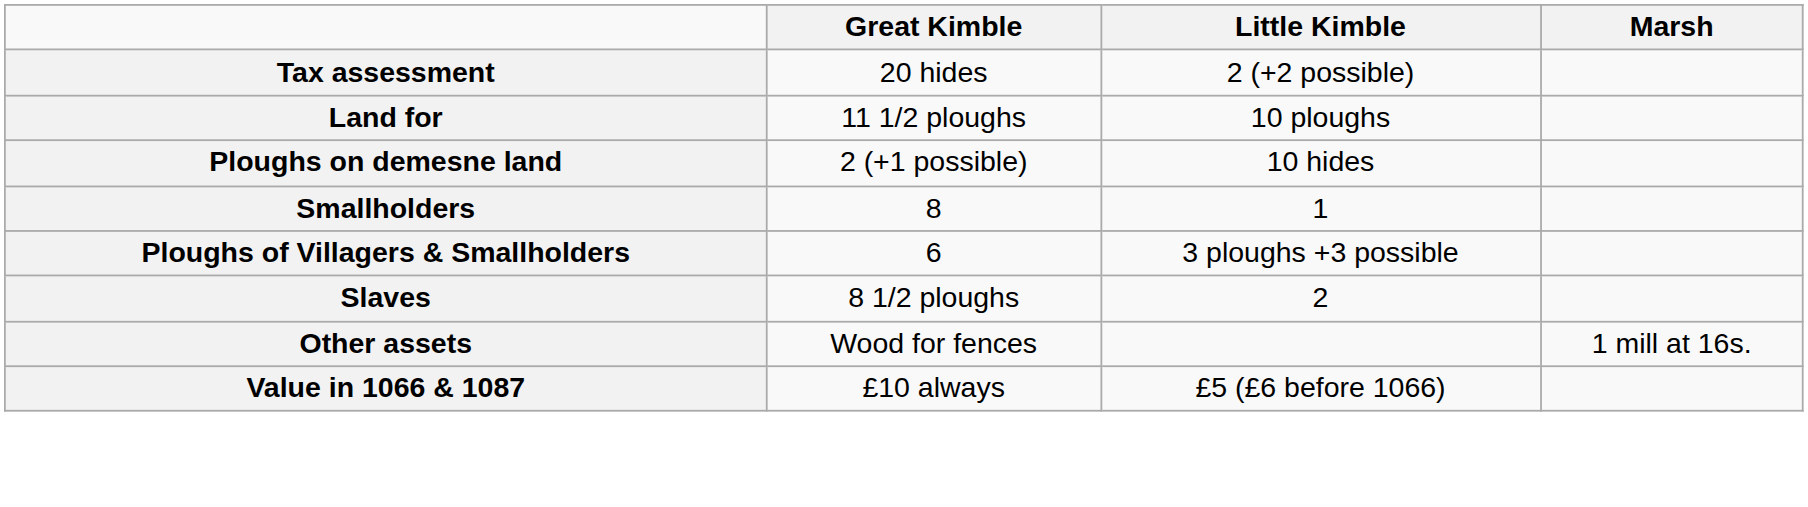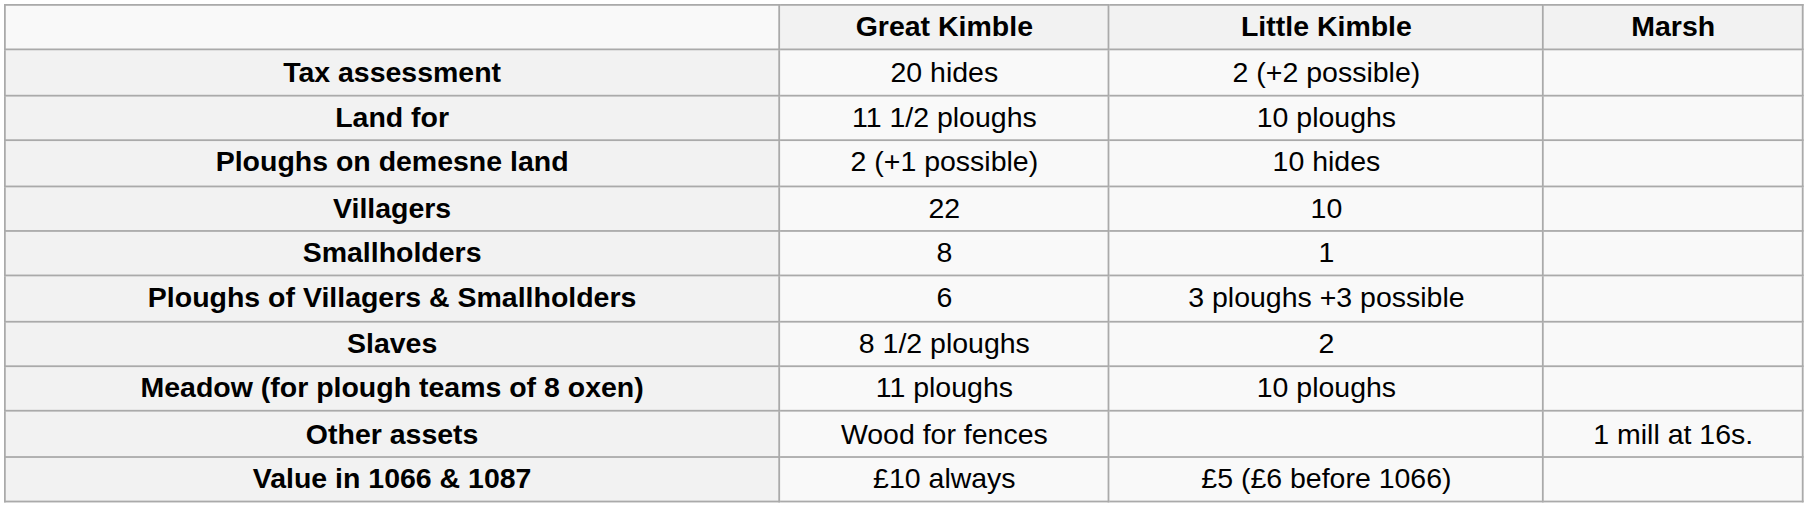+ row: (392, 207)
+ row: (392, 388)
